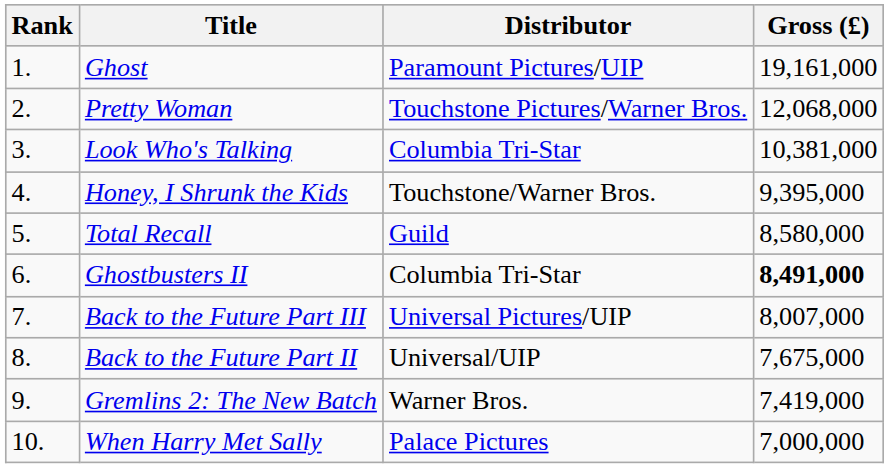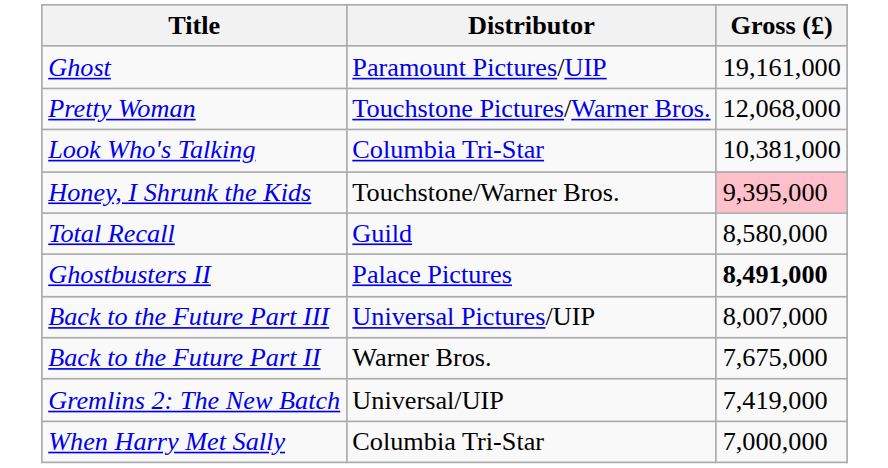- column: (42, 25)
(812, 191) no background -> (775, 191) pink background
(485, 274) Columbia Tri-Star -> (432, 274) Palace Pictures
(465, 358) Universal/UIP -> (422, 358) Warner Bros.
(459, 399) Warner Bros. -> (428, 399) Universal/UIP
(469, 441) Palace Pictures -> (448, 441) Columbia Tri-Star
